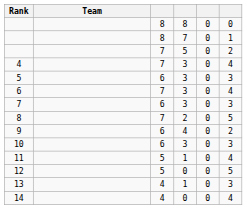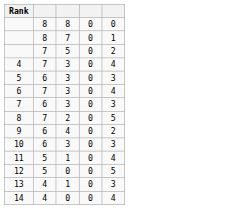- column: (92, 11)
